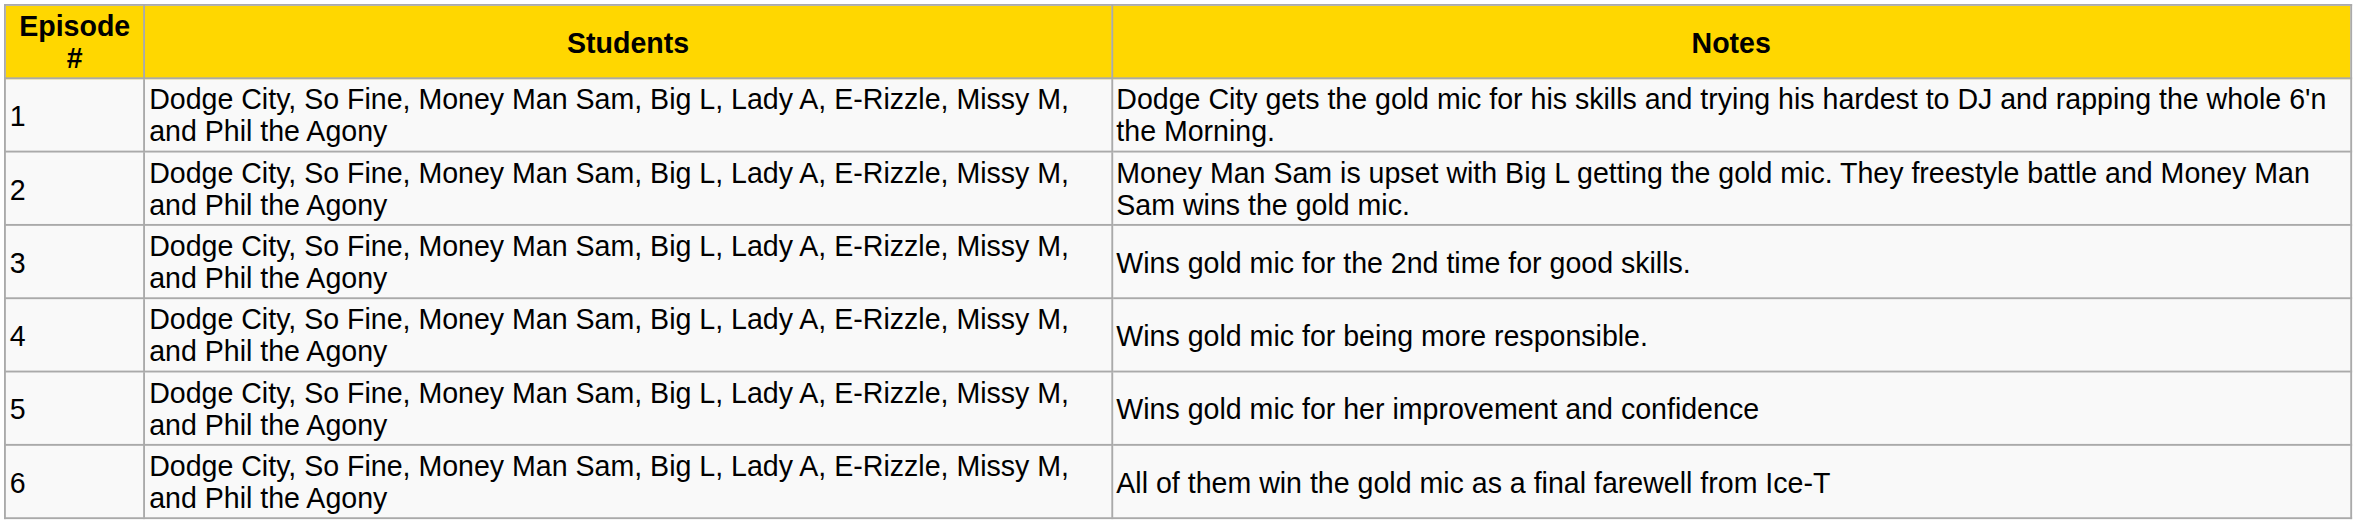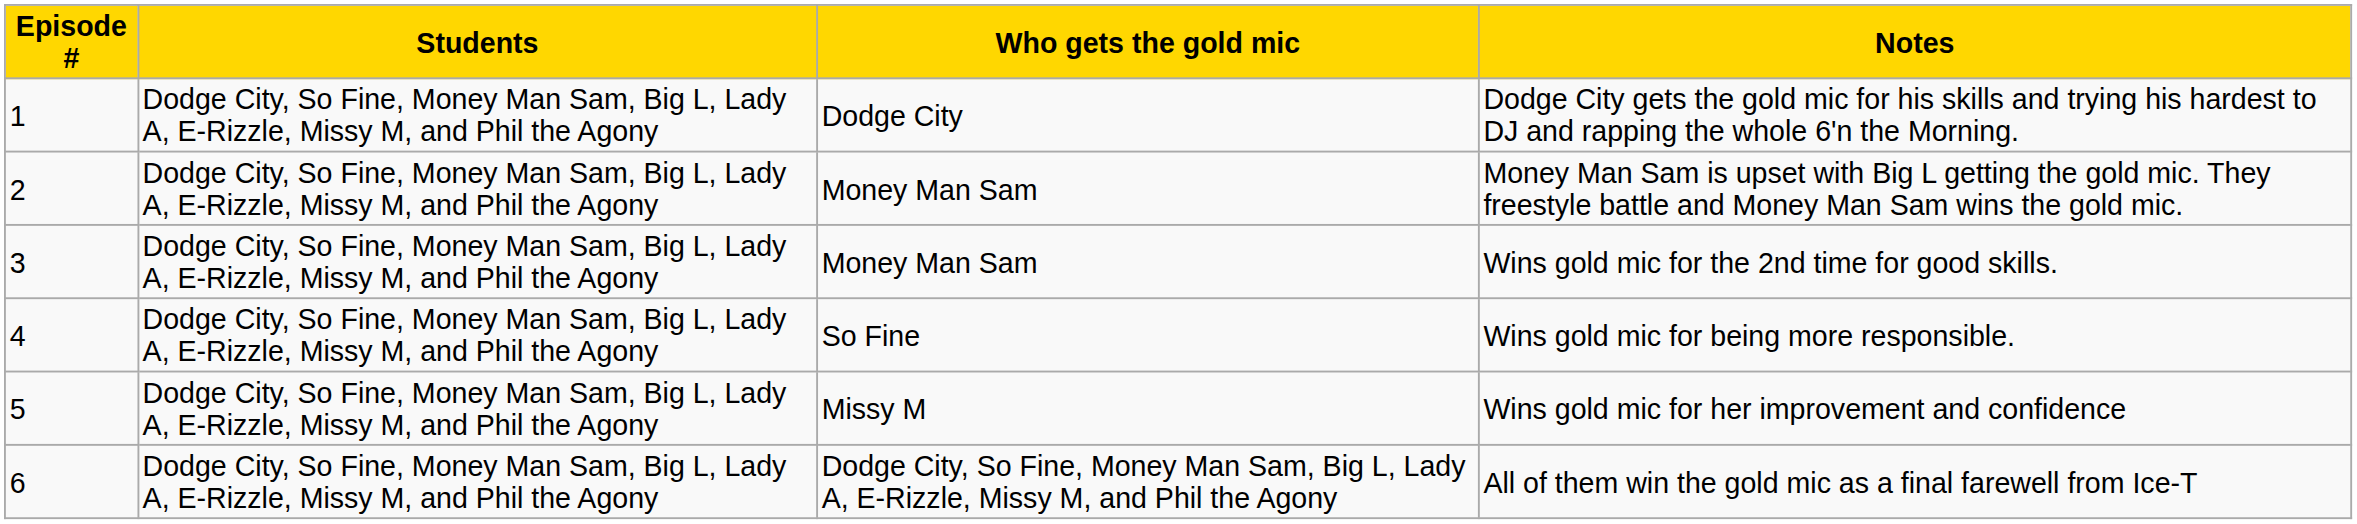+ column: (1148, 42)
